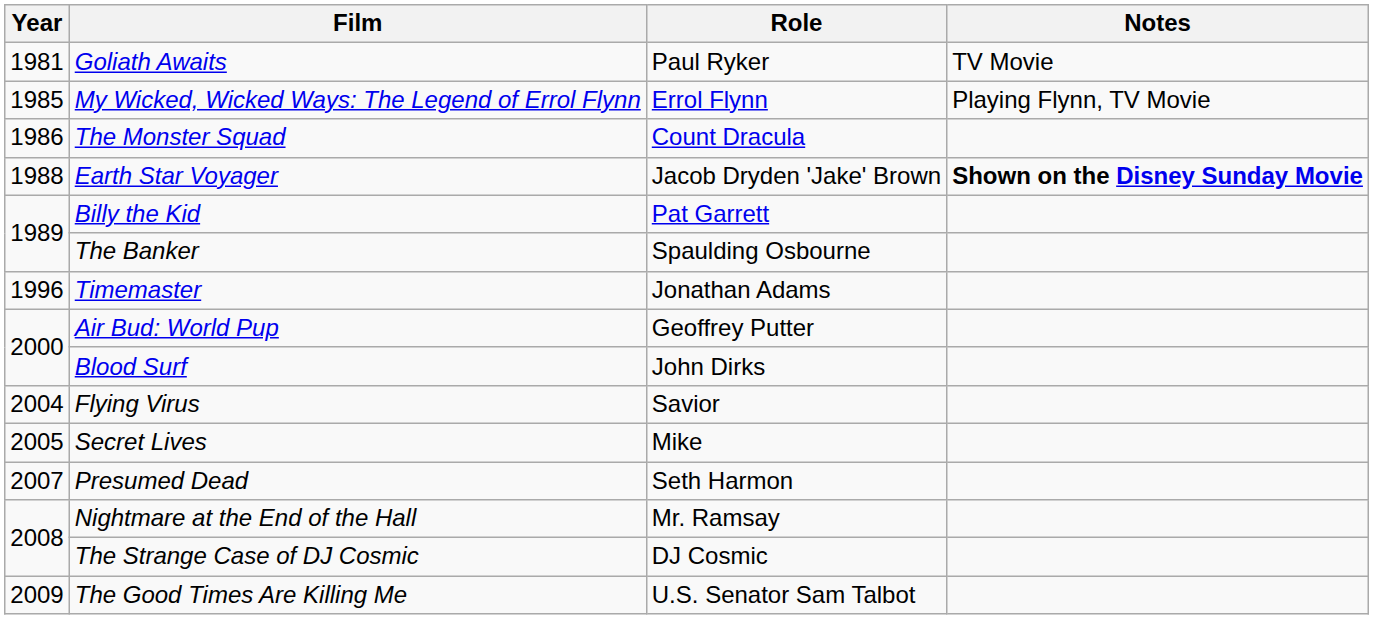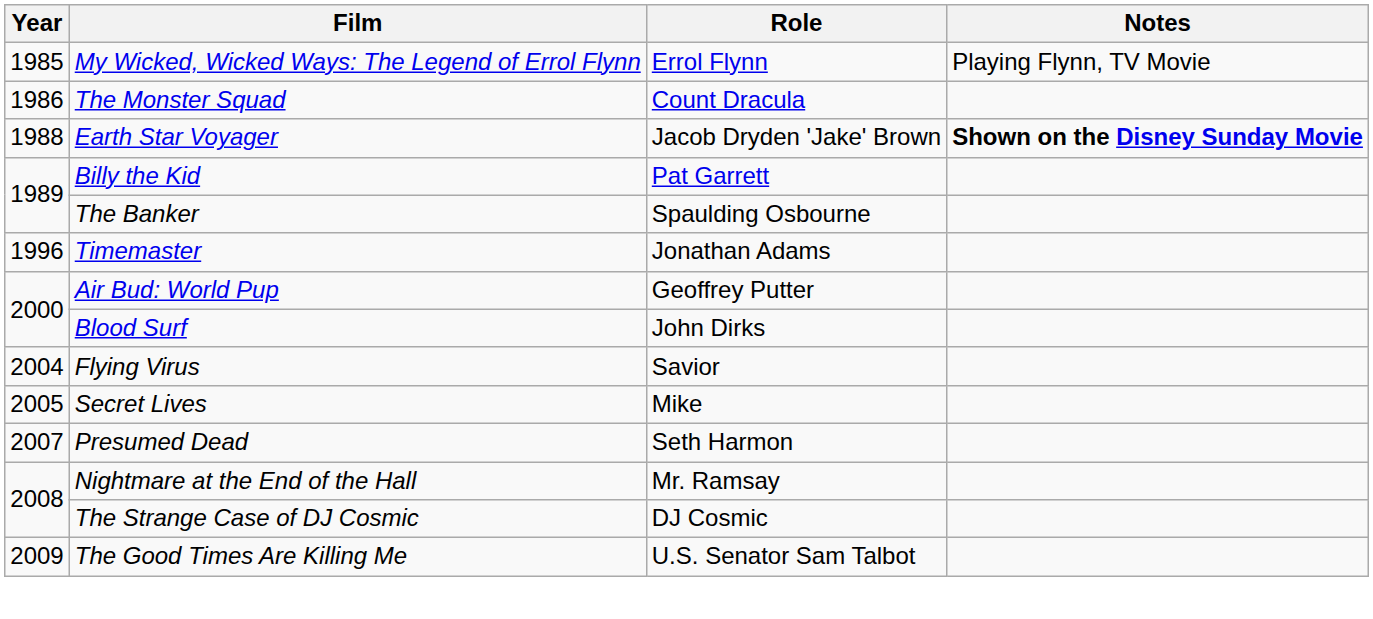- row: (151, 61)
